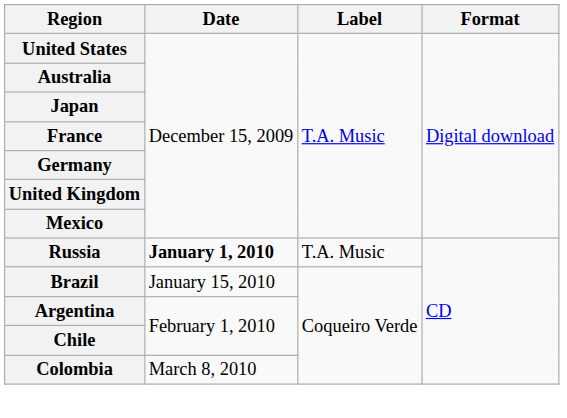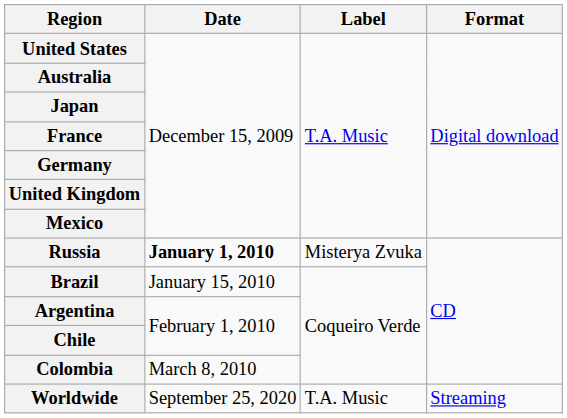(343, 252) T.A. Music -> (363, 252) Misterya Zvuka
+ row: (75, 398)
